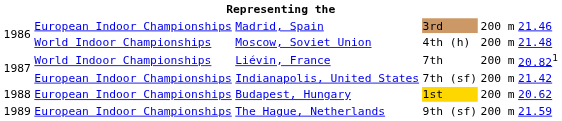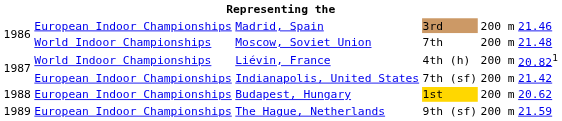(446, 42) 4th (h) -> (433, 42) 7th
(433, 60) 7th -> (446, 60) 4th (h)
